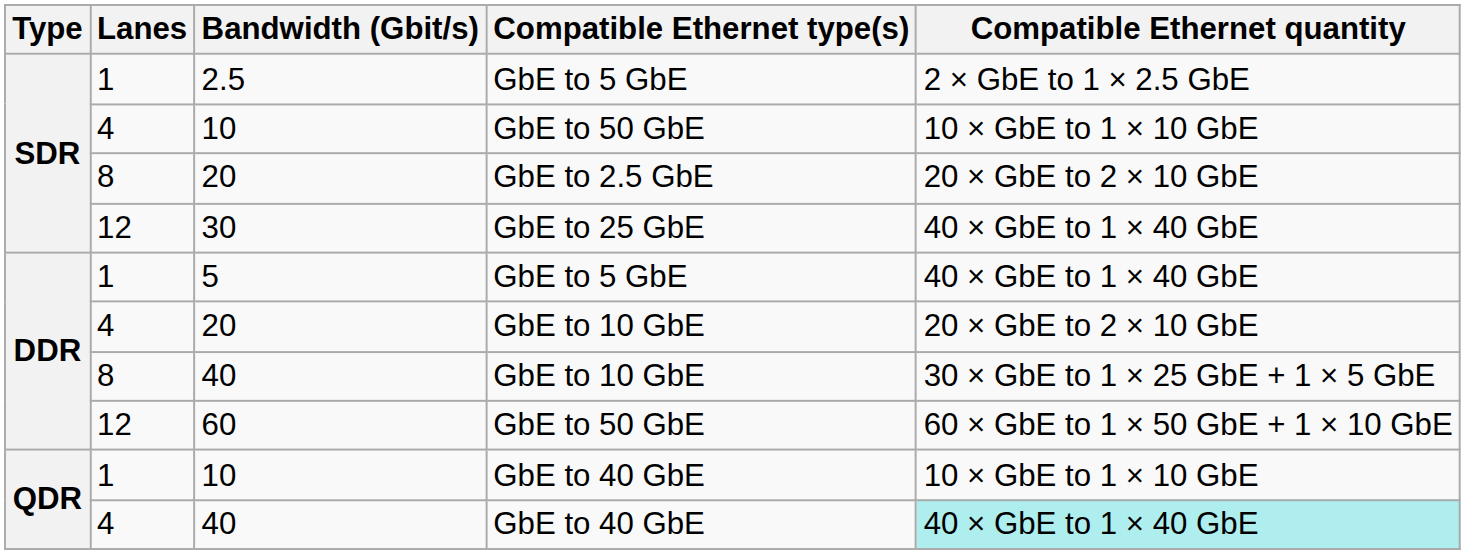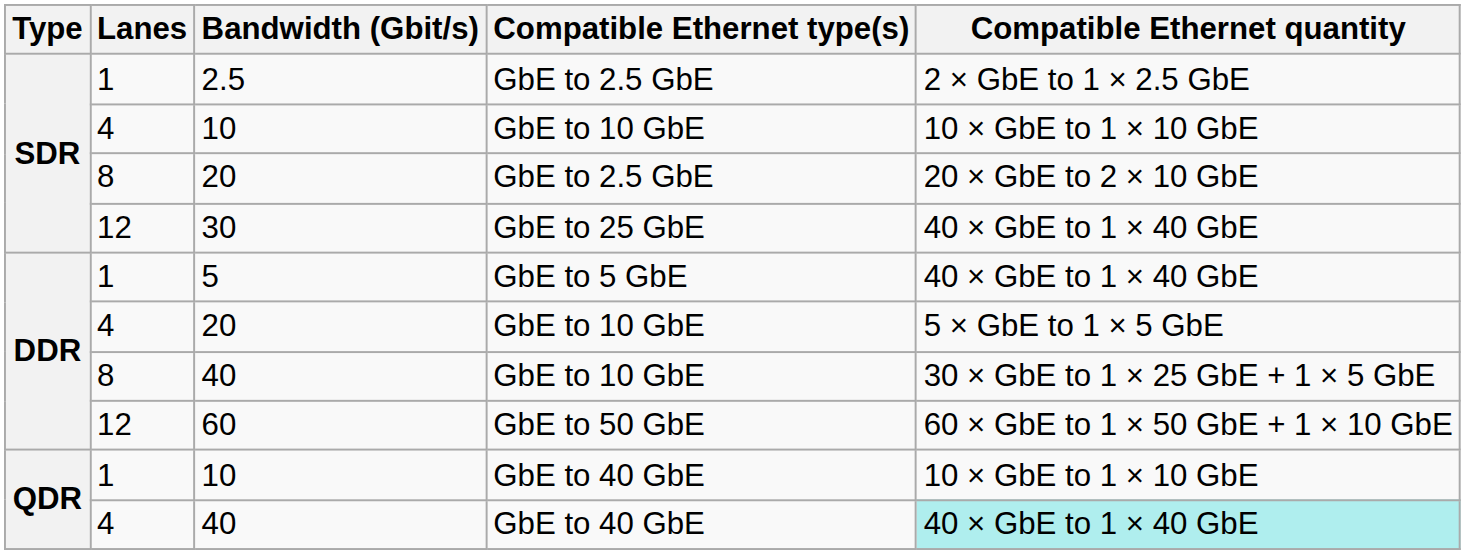(590, 78) GbE to 5 GbE -> (603, 78) GbE to 2.5 GbE
(599, 128) GbE to 50 GbE -> (599, 128) GbE to 10 GbE
(1091, 326) 20 × GbE to 2 × 10 GbE -> (1074, 326) 5 × GbE to 1 × 5 GbE
